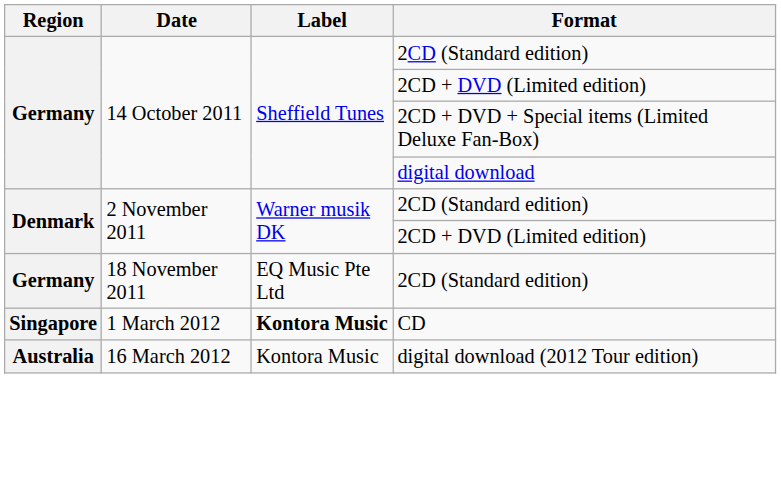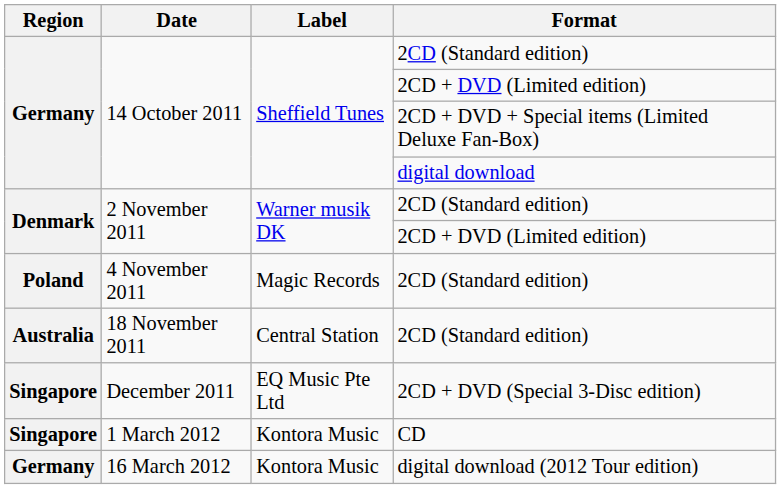+ row: (157, 280)
(53, 280) Germany -> (53, 335) Australia
(313, 280) EQ Music Pte Ltd -> (317, 335) Central Station
+ row: (171, 390)
(322, 324) bold -> (317, 434) normal
(53, 356) Australia -> (53, 466) Germany
